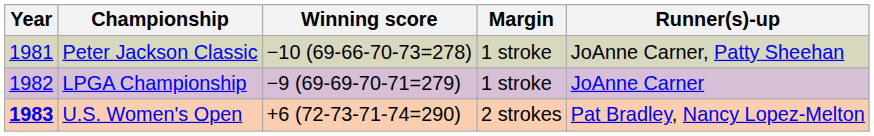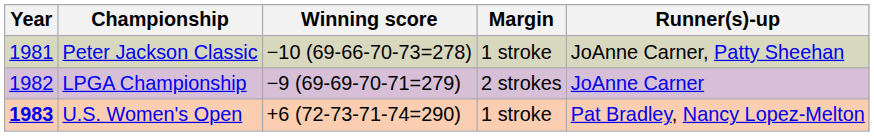(516, 83) 1 stroke -> (521, 83) 2 strokes
(521, 114) 2 strokes -> (516, 114) 1 stroke
